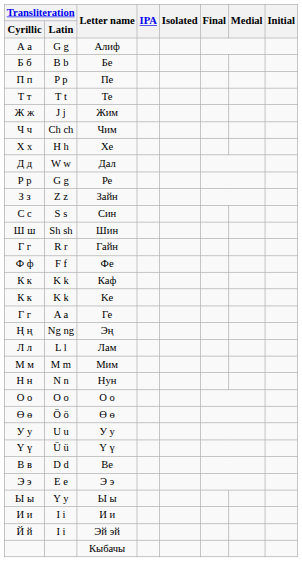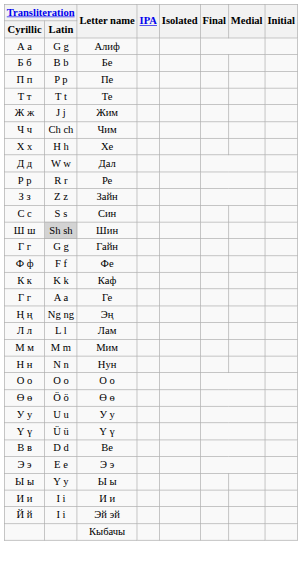(61, 180) G g -> (61, 180) R r
(61, 230) no background -> (61, 230) lightgrey background
(61, 247) R r -> (61, 247) G g
- row: (107, 297)
